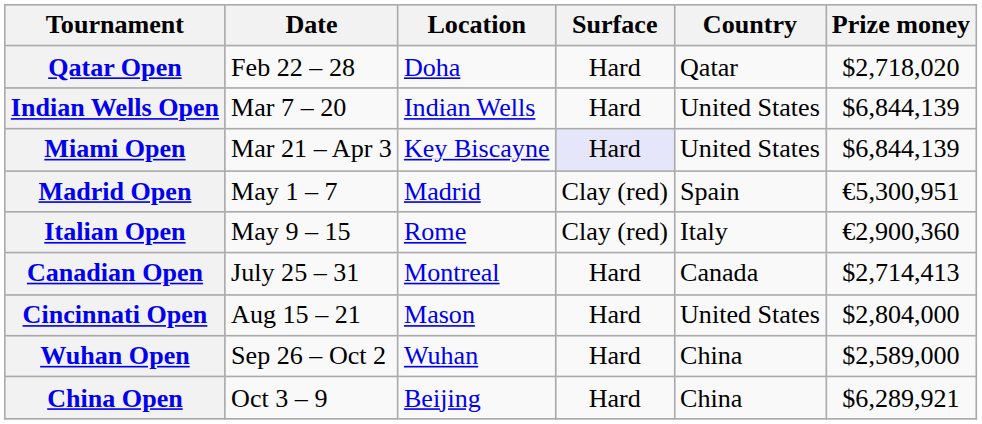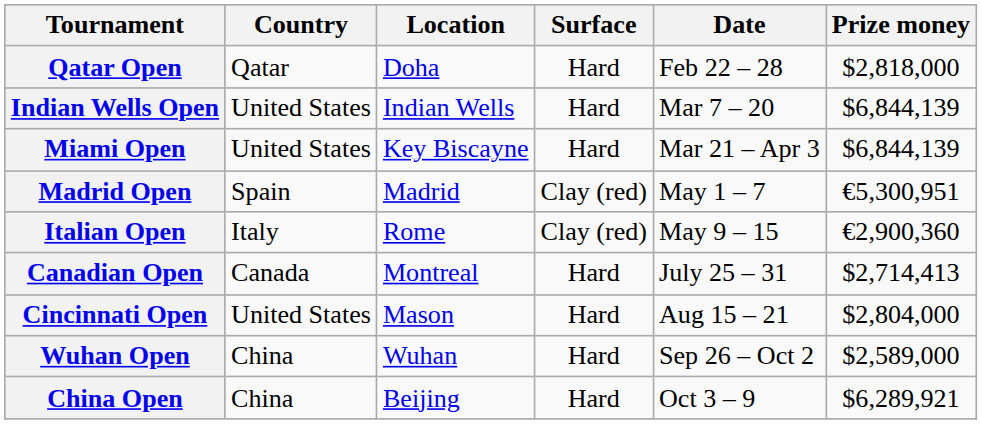columns swapped: (750, 25) <-> (311, 25)
(901, 66) $2,718,020 -> (901, 66) $2,818,000
(615, 149) lavender background -> (594, 149) no background
